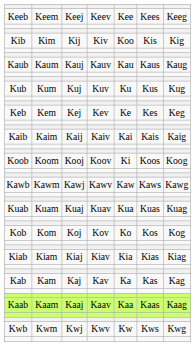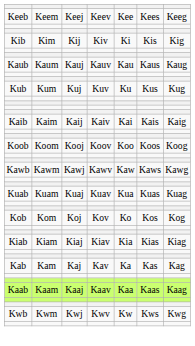(126, 40) Koo -> (126, 40) Ki
- row: (18, 112)
(126, 160) Ki -> (126, 145) Koo
